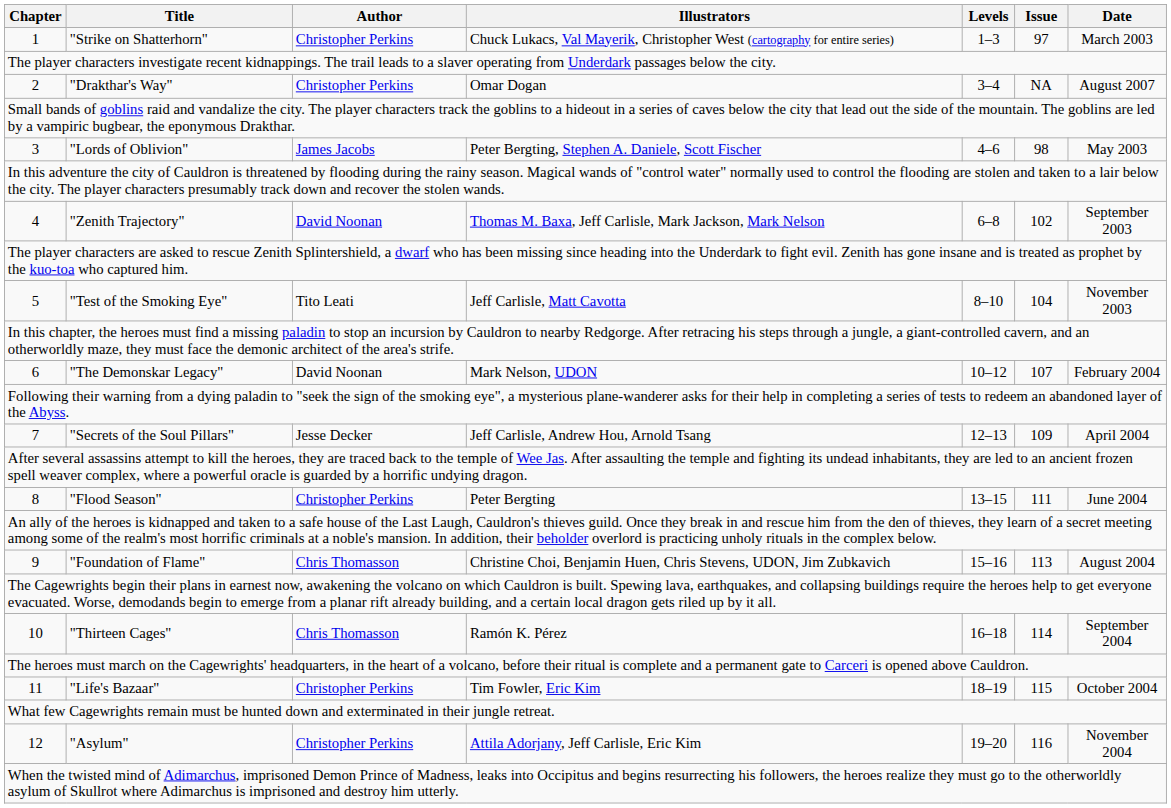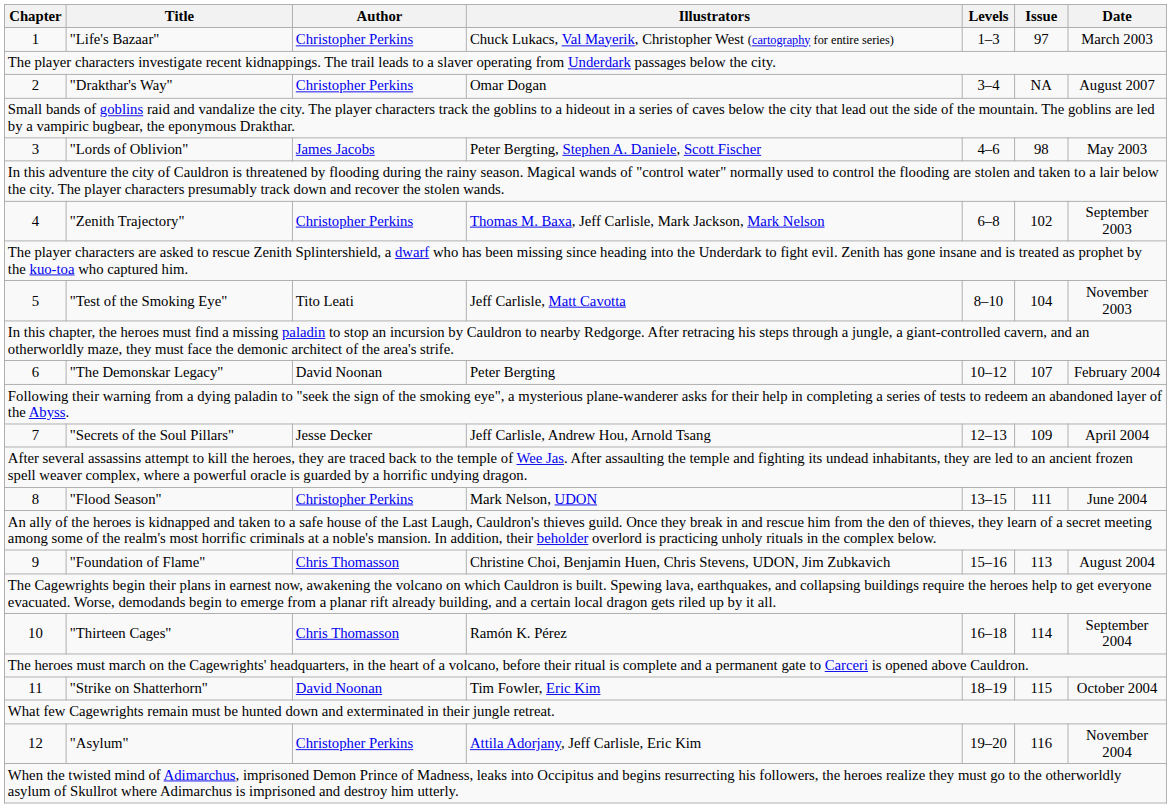(139, 39) "Strike on Shatterhorn" -> (115, 39) "Life's Bazaar"
(339, 220) David Noonan -> (354, 220) Christopher Perkins
(534, 372) Mark Nelson, UDON -> (513, 372) Peter Bergting
(513, 498) Peter Bergting -> (534, 498) Mark Nelson, UDON
(115, 688) "Life's Bazaar" -> (139, 688) "Strike on Shatterhorn"
(354, 688) Christopher Perkins -> (339, 688) David Noonan
